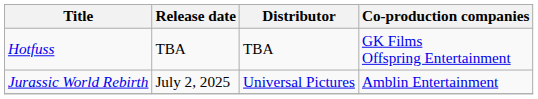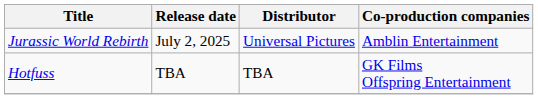rows swapped: (78, 81) <-> (31, 49)
